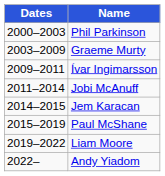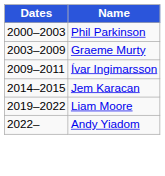- row: (105, 87)
- row: (109, 124)
